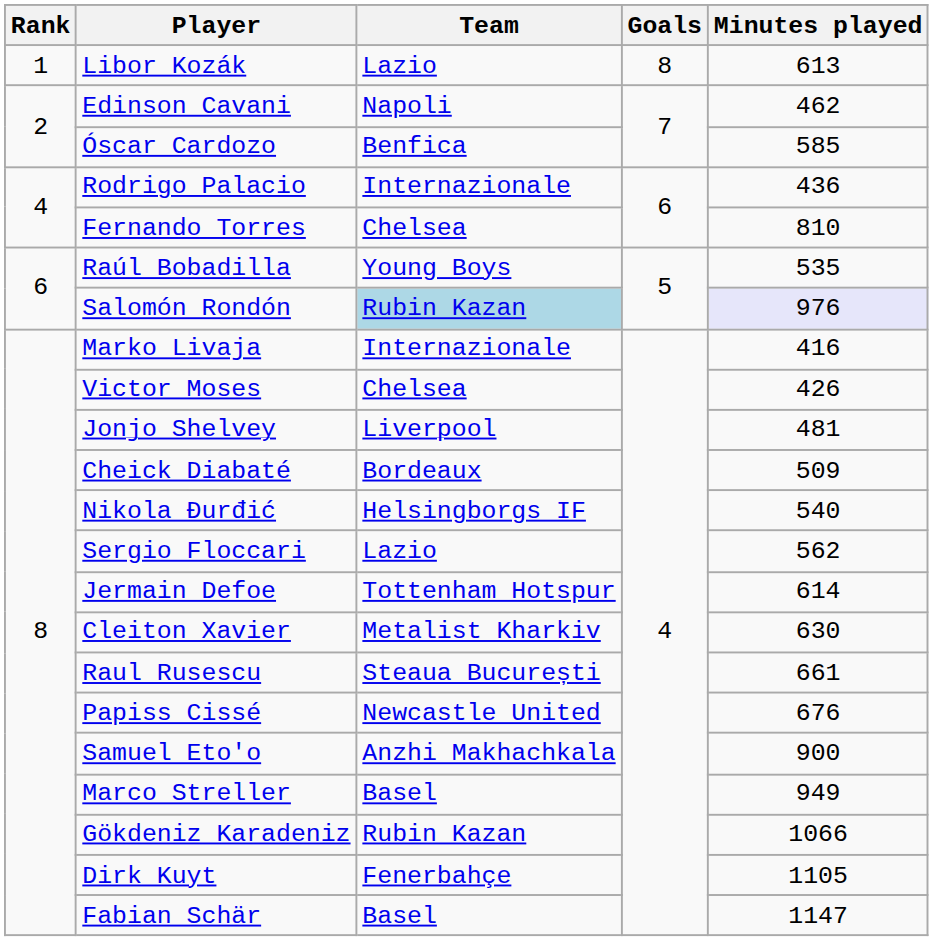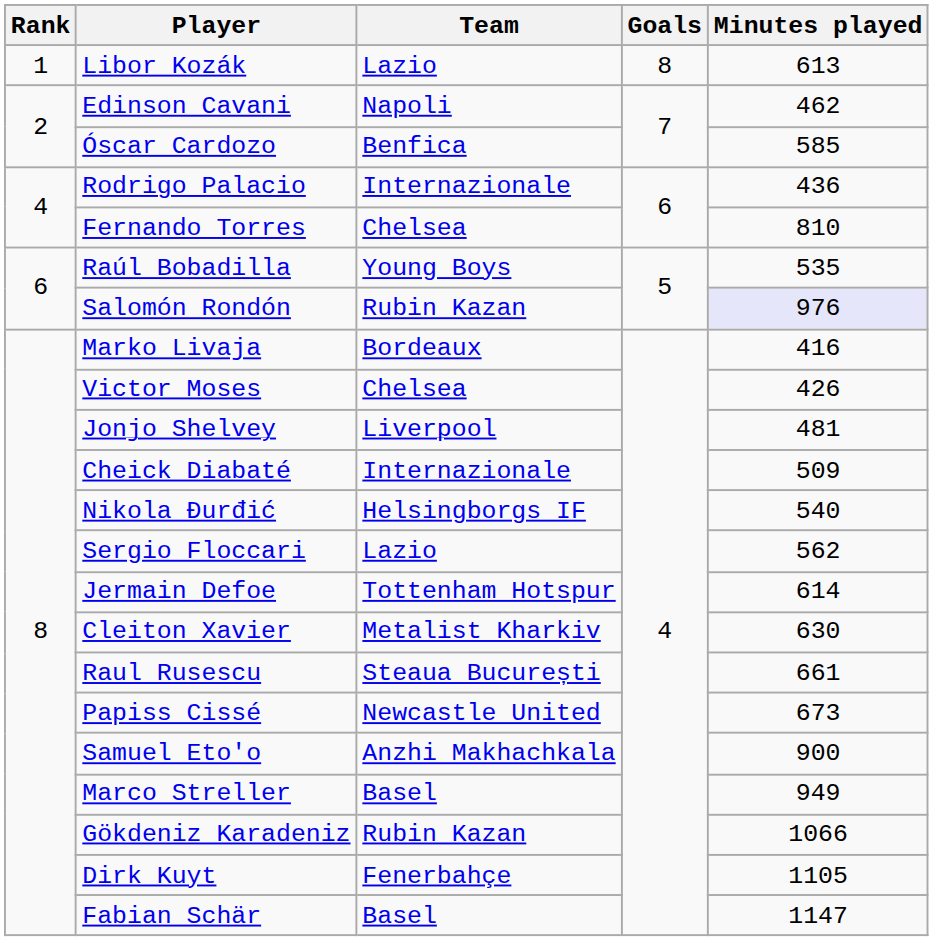(444, 308) lightblue background -> (444, 308) no background
(467, 349) Internazionale -> (422, 349) Bordeaux
(422, 470) Bordeaux -> (467, 470) Internazionale
(818, 713) 676 -> (818, 713) 673
